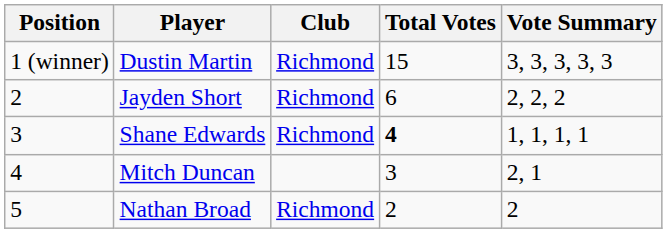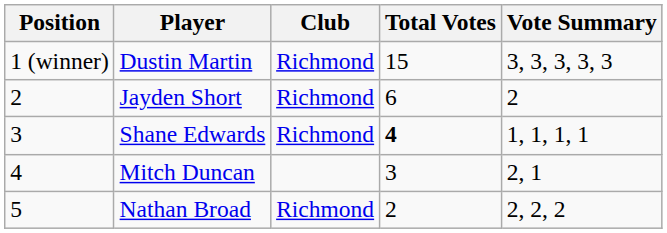(536, 97) 2, 2, 2 -> (513, 97) 2
(513, 209) 2 -> (536, 209) 2, 2, 2
